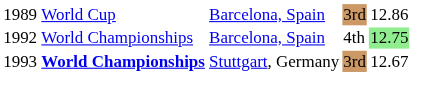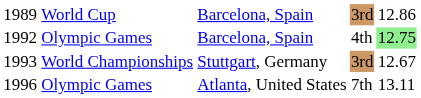(117, 38) World Championships -> (97, 38) Olympic Games
(123, 61) bold -> (117, 61) normal
+ row: (272, 84)
